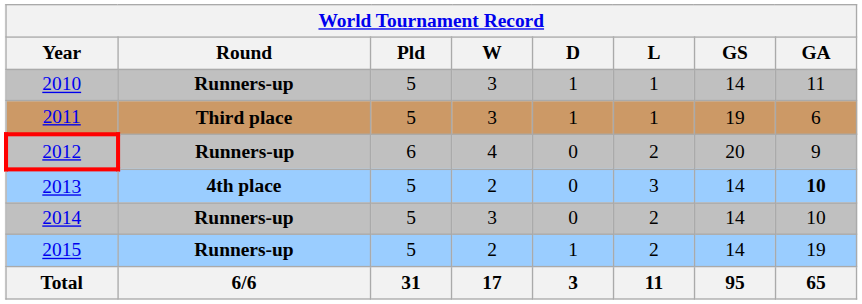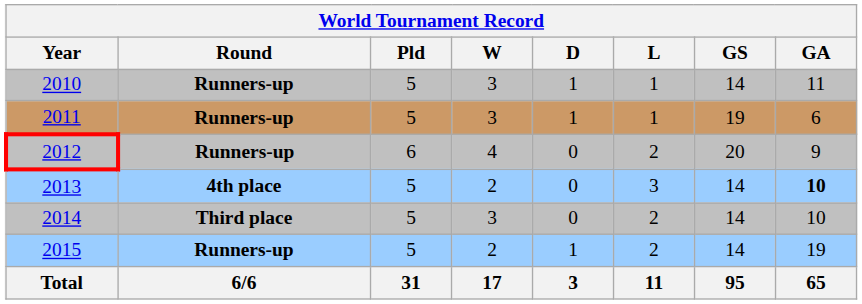(244, 117) Third place -> (244, 117) Runners-up
(244, 218) Runners-up -> (244, 218) Third place
